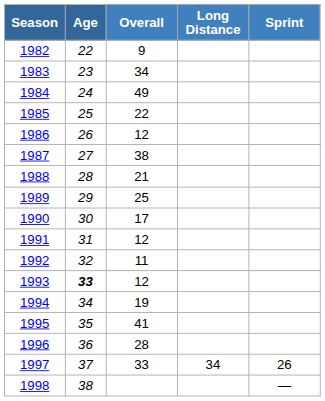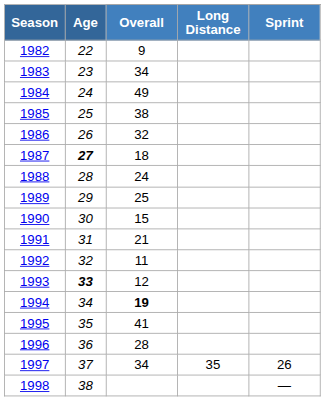(142, 114) 22 -> (142, 114) 38
(142, 135) 12 -> (142, 135) 32
(85, 155) normal -> (85, 155) bold
(142, 155) 38 -> (142, 155) 18
(142, 176) 21 -> (142, 176) 24
(142, 218) 17 -> (142, 218) 15
(142, 239) 12 -> (142, 239) 21
(142, 302) normal -> (142, 302) bold
(142, 365) 33 -> (142, 365) 34
(213, 365) 34 -> (213, 365) 35
